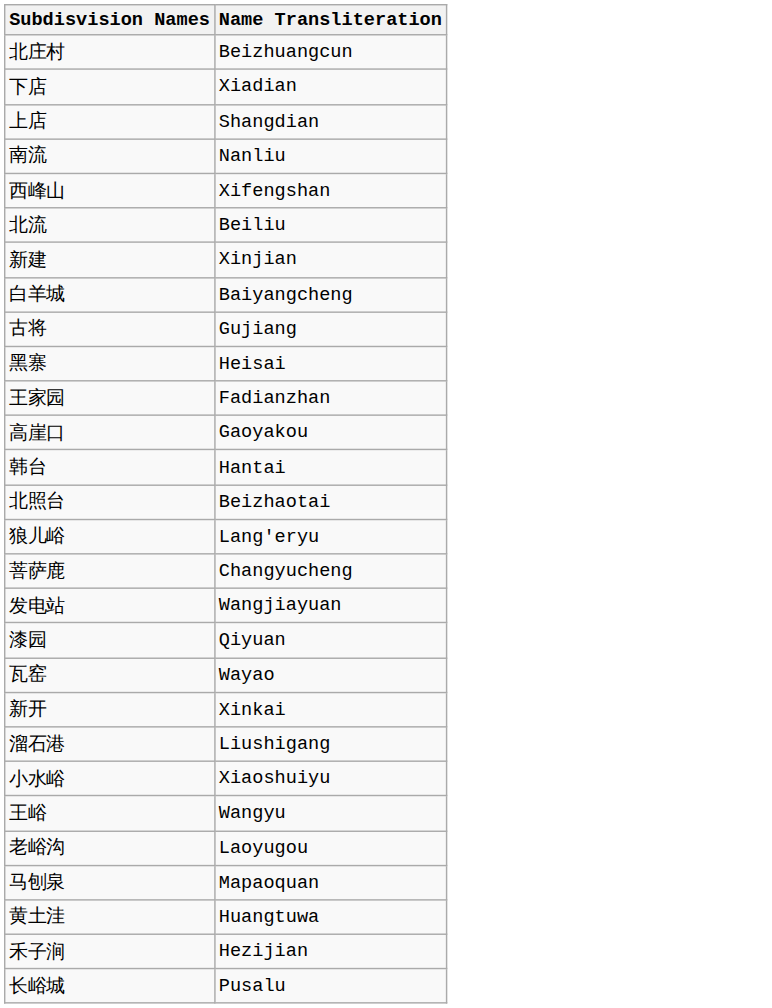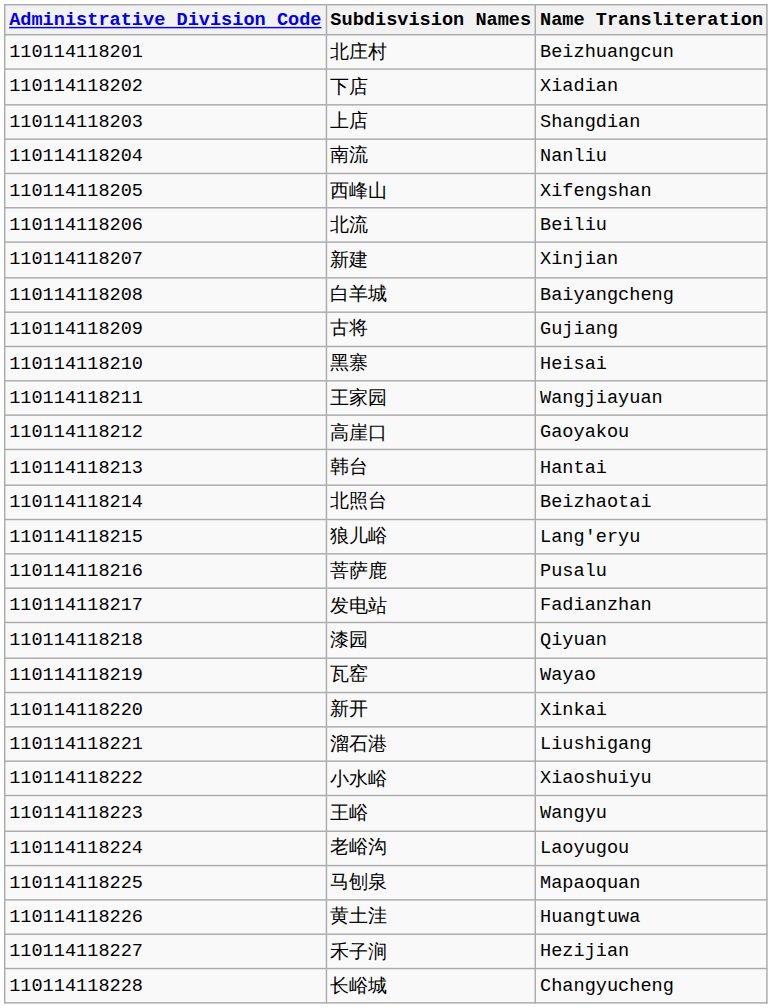+ column: (165, 20)
(275, 398) Fadianzhan -> (601, 398) Wangjiayuan
(286, 571) Changyucheng -> (573, 571) Pusalu
(280, 606) Wangjiayuan -> (596, 606) Fadianzhan
(252, 986) Pusalu -> (607, 986) Changyucheng
